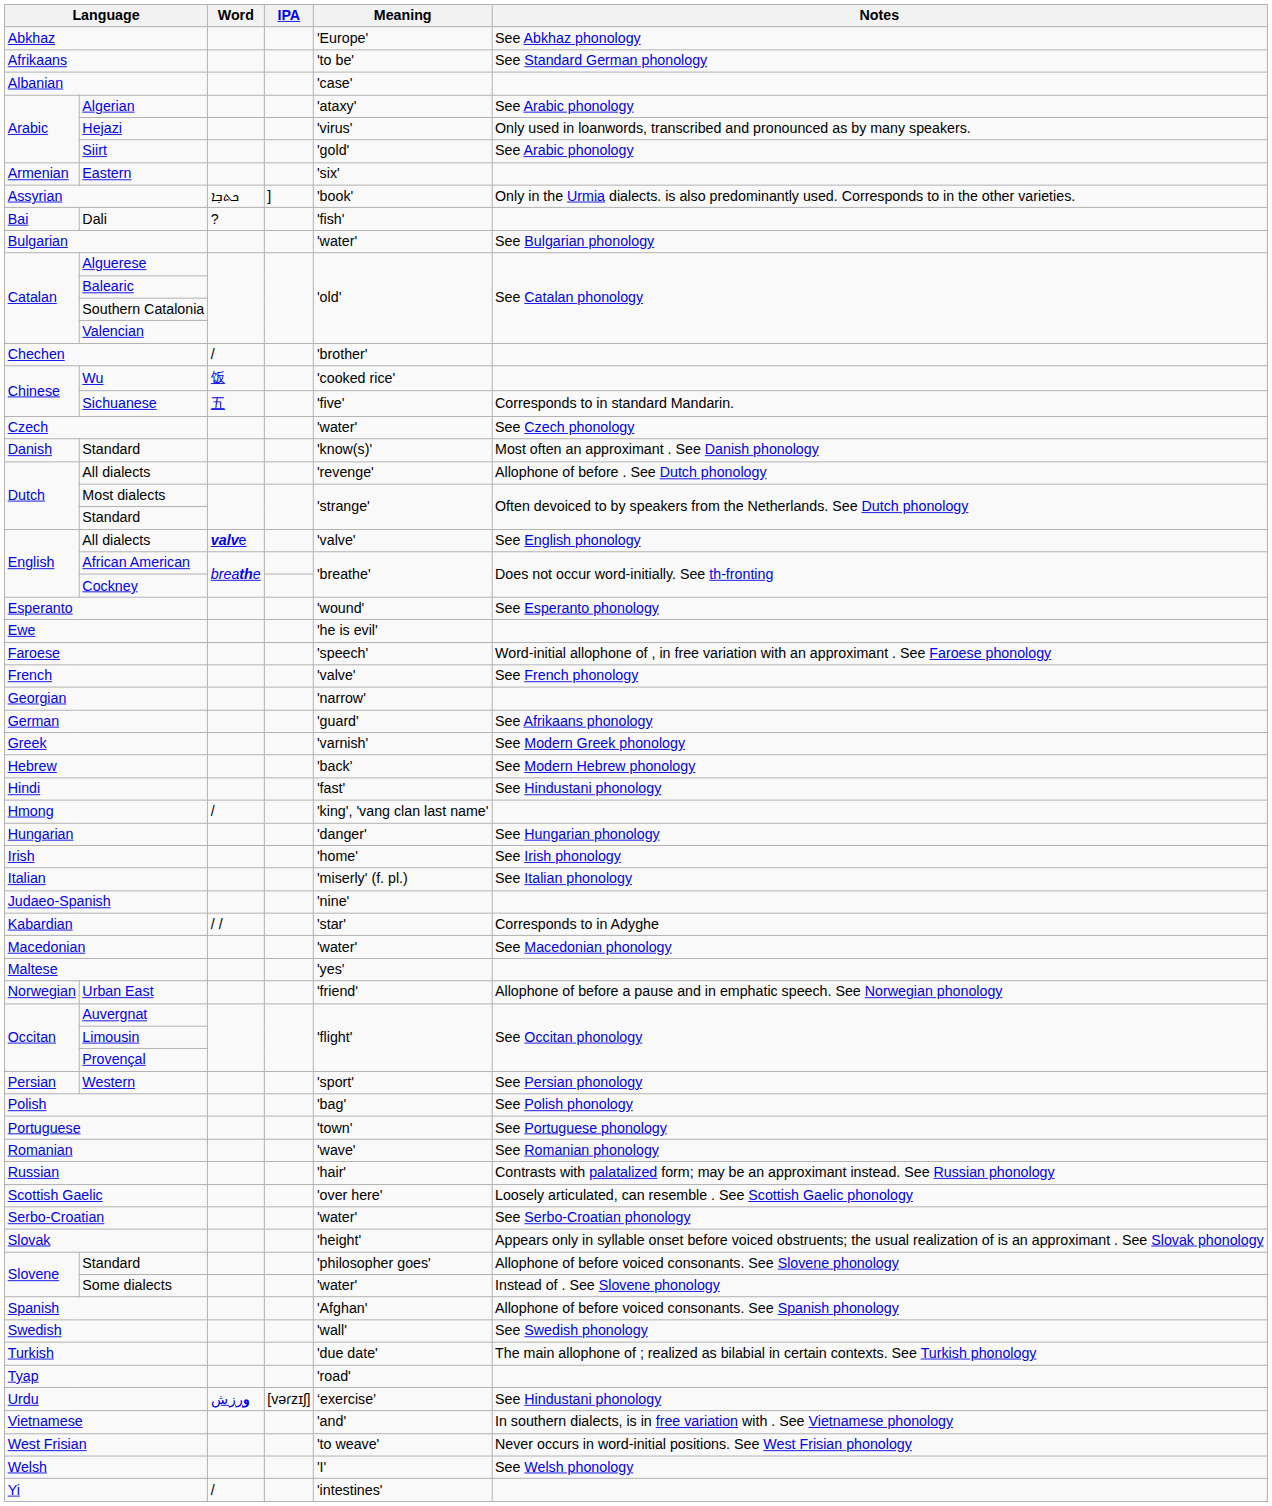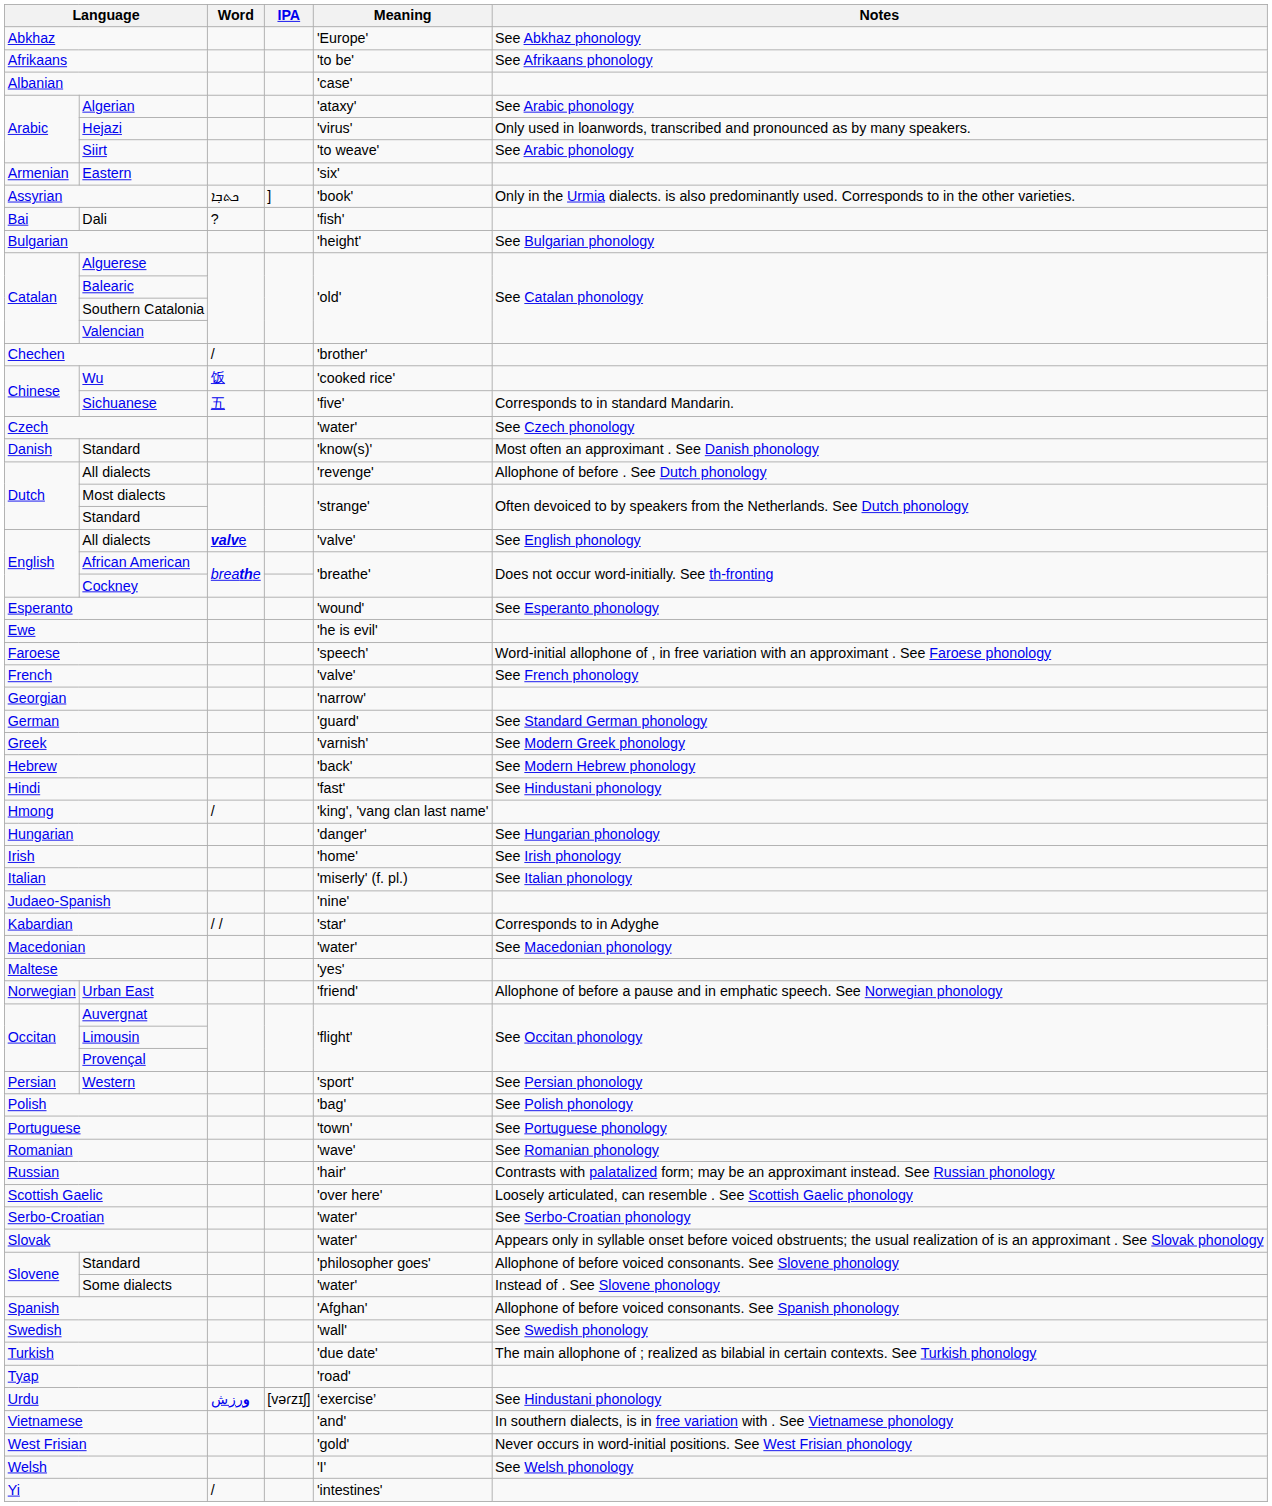(601, 60) See Standard German phonology -> (574, 60) See Afrikaans phonology
(333, 151) 'gold' -> (348, 151) 'to weave'
(337, 241) 'water' -> (339, 241) 'height'
(574, 721) See Afrikaans phonology -> (601, 721) See Standard German phonology
(339, 1240) 'height' -> (337, 1240) 'water'
(348, 1444) 'to weave' -> (333, 1444) 'gold'
